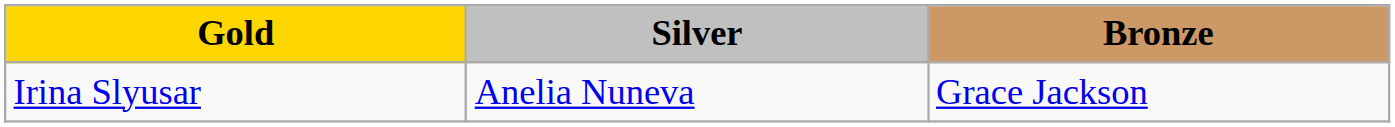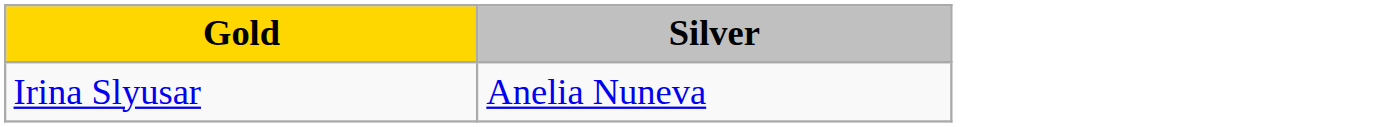- column: (1158, 33)
